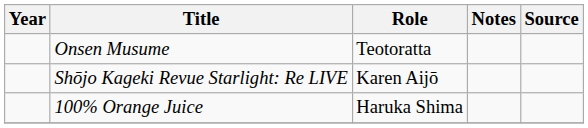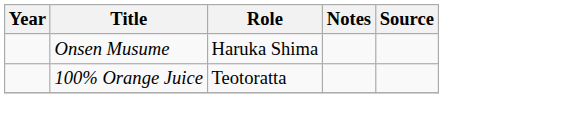(394, 48) Teotoratta -> (265, 48) Haruka Shima
- row: (201, 78)
(410, 107) Haruka Shima -> (249, 78) Teotoratta
